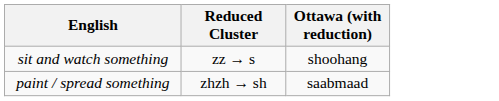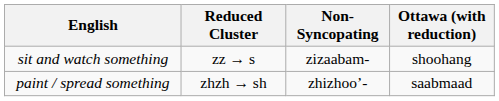+ column: (338, 25)
